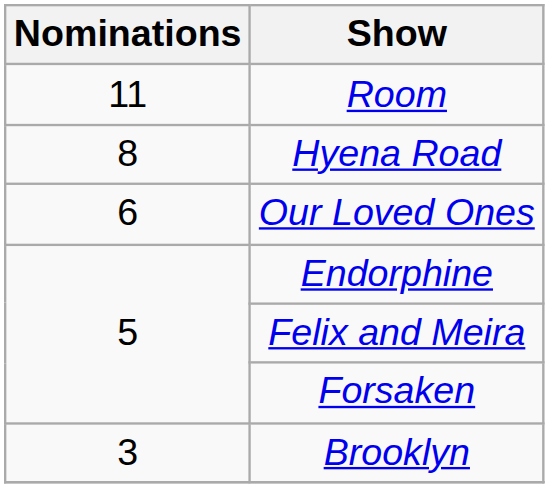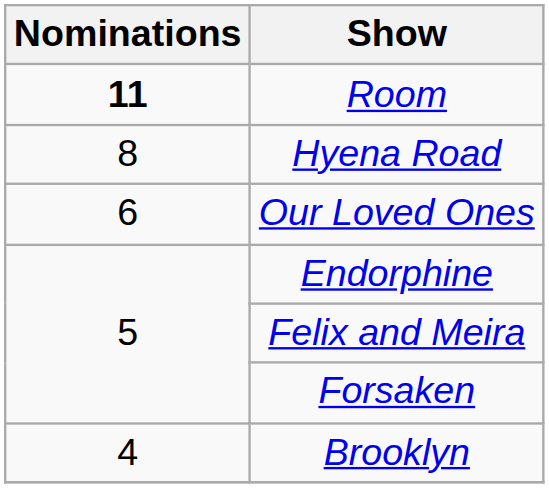(128, 93) normal -> (128, 93) bold
(128, 451) 3 -> (128, 451) 4
